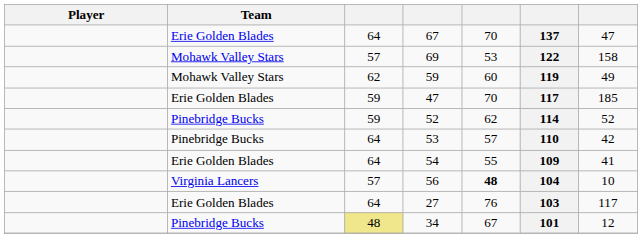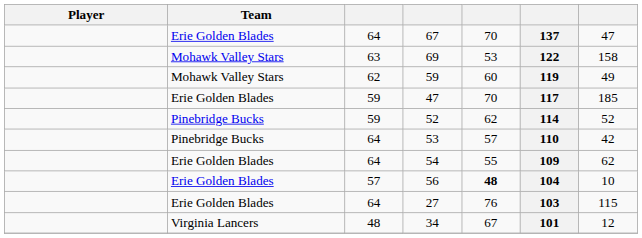(374, 56) 57 -> (374, 56) 63
(608, 160) 41 -> (608, 160) 62
(215, 181) Virginia Lancers -> (222, 181) Erie Golden Blades
(608, 202) 117 -> (608, 202) 115
(217, 222) Pinebridge Bucks -> (215, 222) Virginia Lancers
(374, 222) khaki background -> (374, 222) no background
